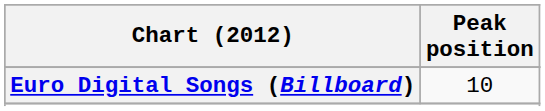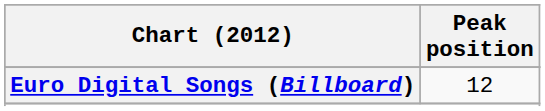(480, 86) 10 -> (480, 86) 12
